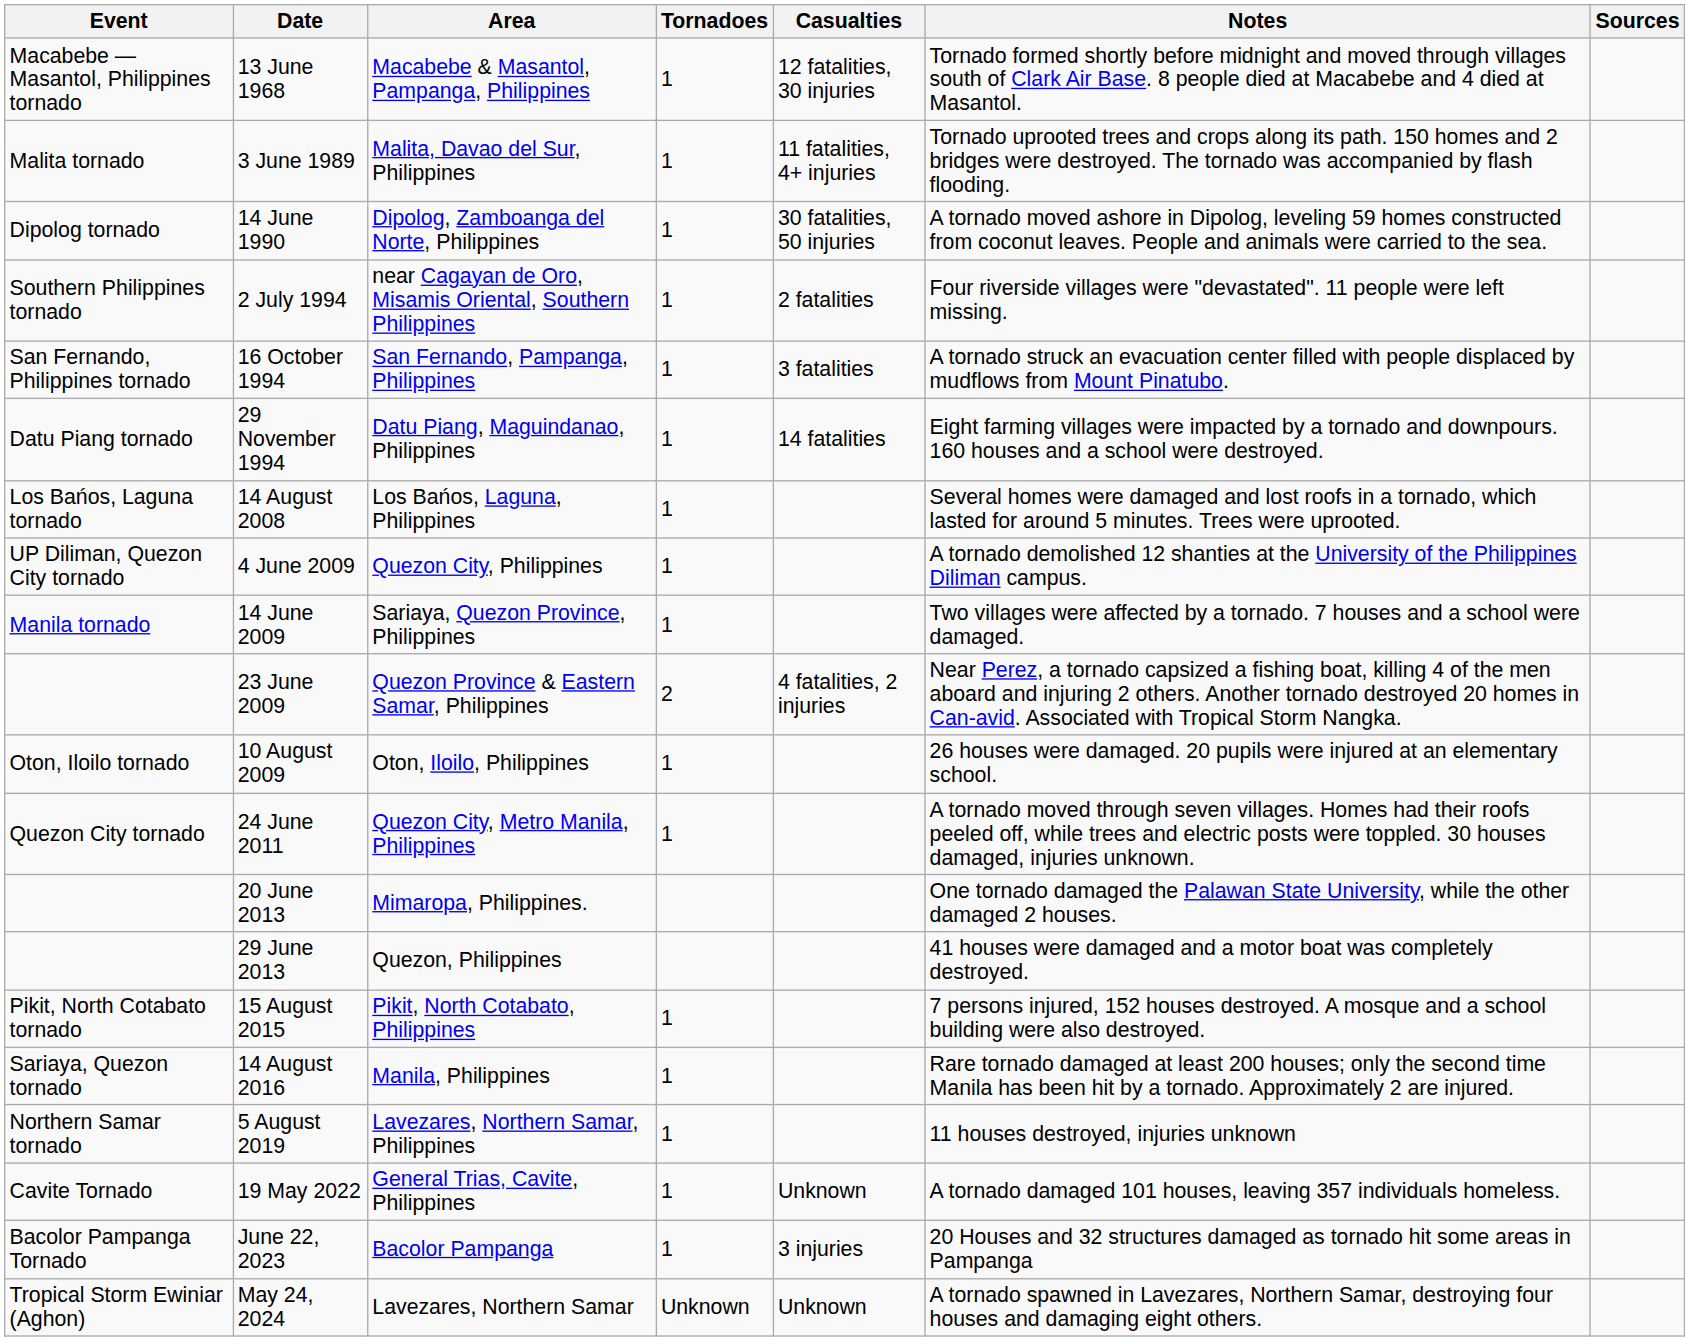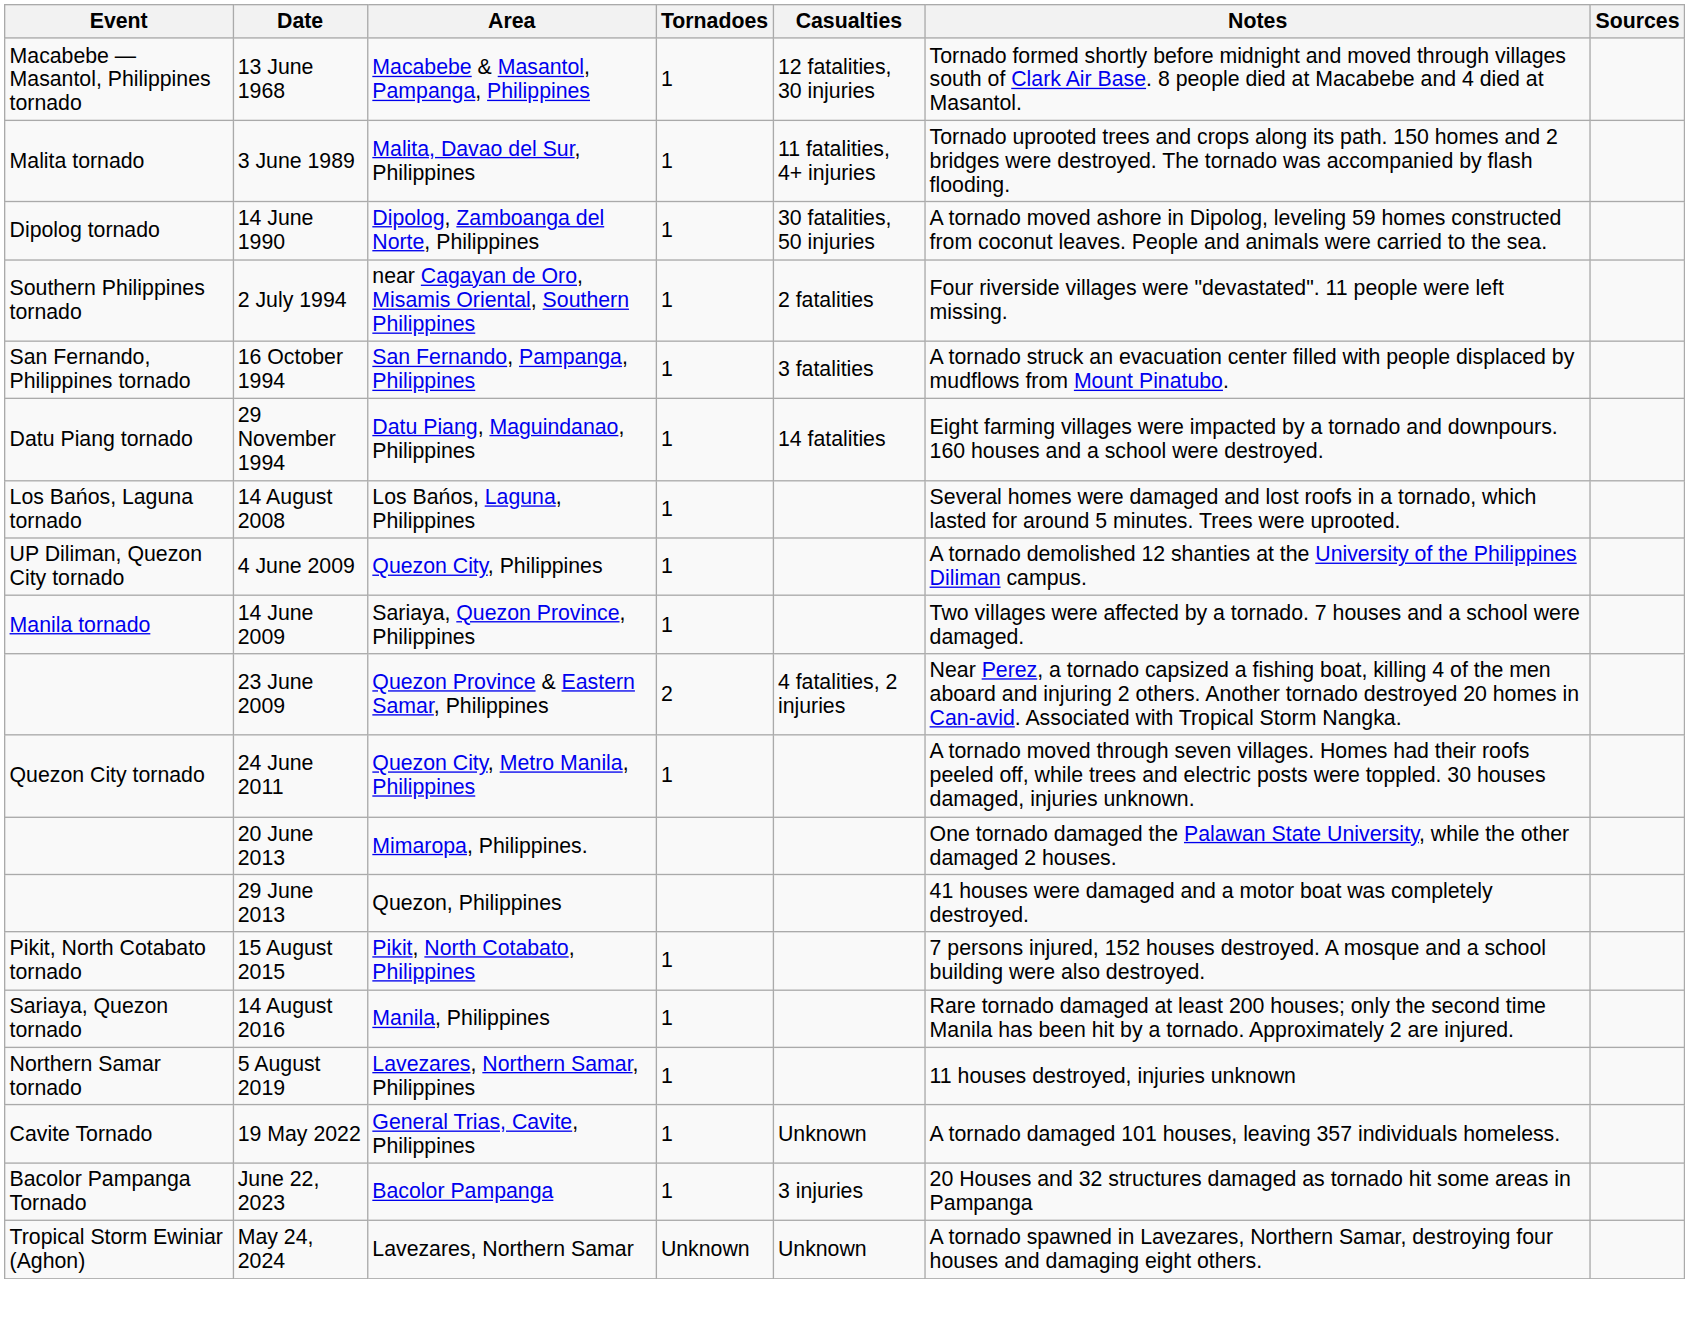- row: (285, 763)
